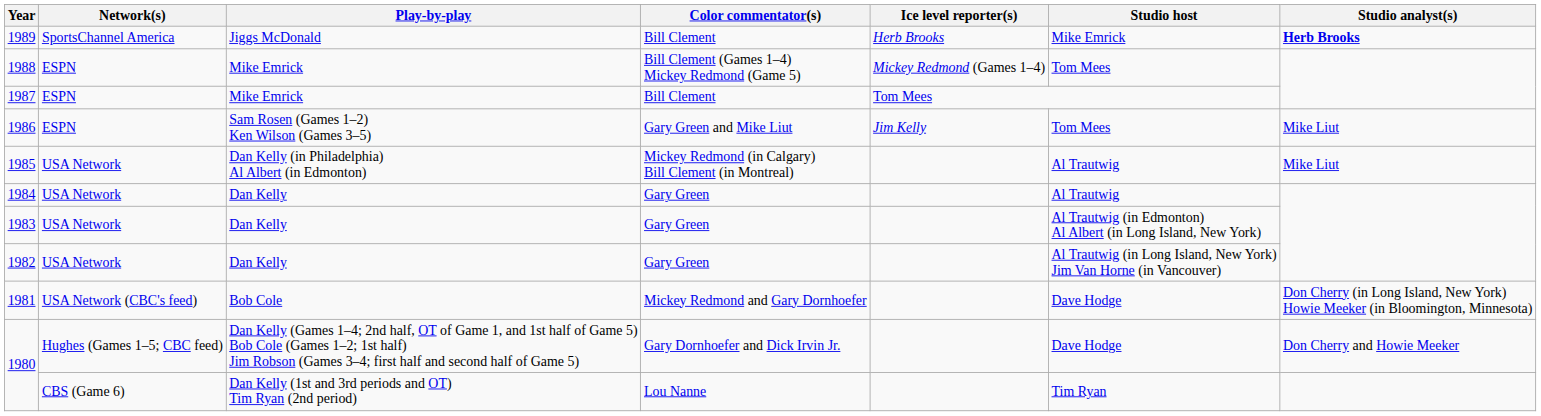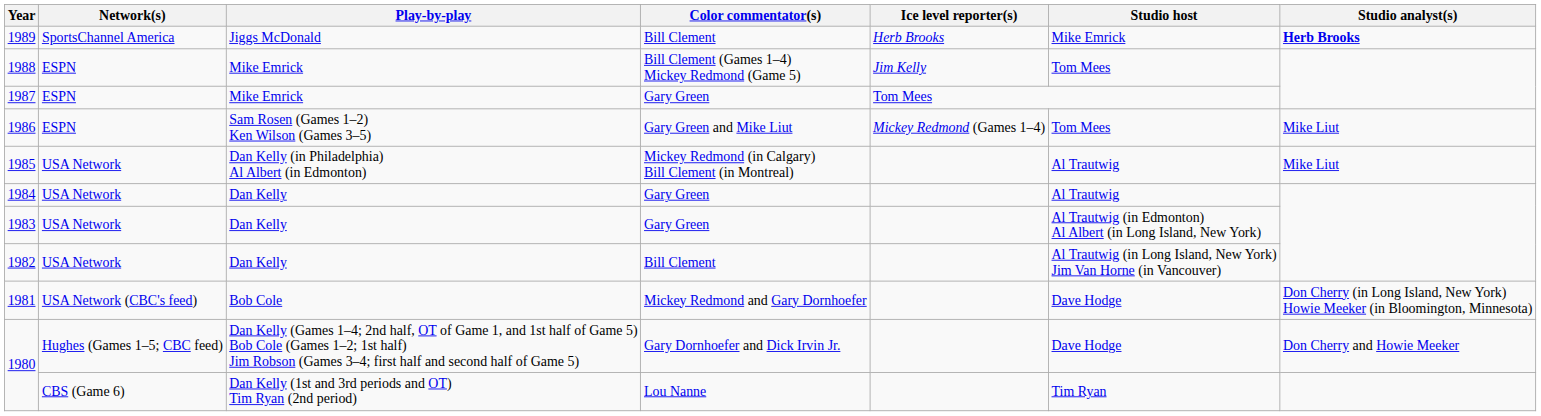(959, 67) Mickey Redmond (Games 1–4) -> (900, 67) Jim Kelly
(680, 97) Bill Clement -> (677, 97) Gary Green
(900, 127) Jim Kelly -> (959, 127) Mickey Redmond (Games 1–4)
(677, 262) Gary Green -> (680, 262) Bill Clement
